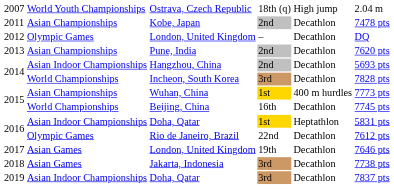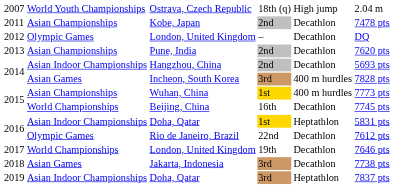(73, 79) World Championships -> (54, 79) Asian Games
(315, 79) Decathlon -> (323, 79) 400 m hurdles
(54, 149) Asian Games -> (73, 149) World Championships
(315, 177) Decathlon -> (316, 177) Heptathlon
